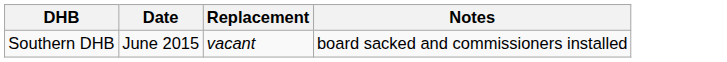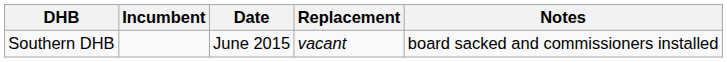+ column: (164, 17)
